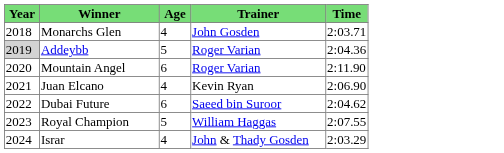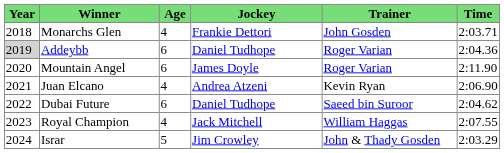+ column: (256, 13)
(164, 49) 5 -> (164, 49) 6
(164, 121) 5 -> (164, 121) 4
(164, 139) 4 -> (164, 139) 5
